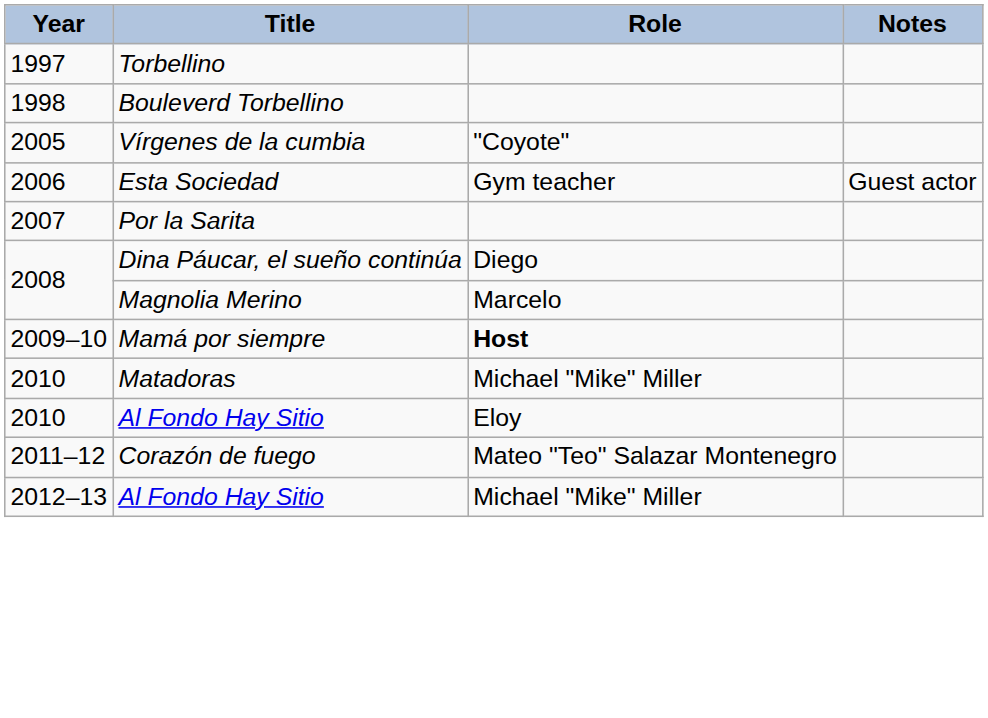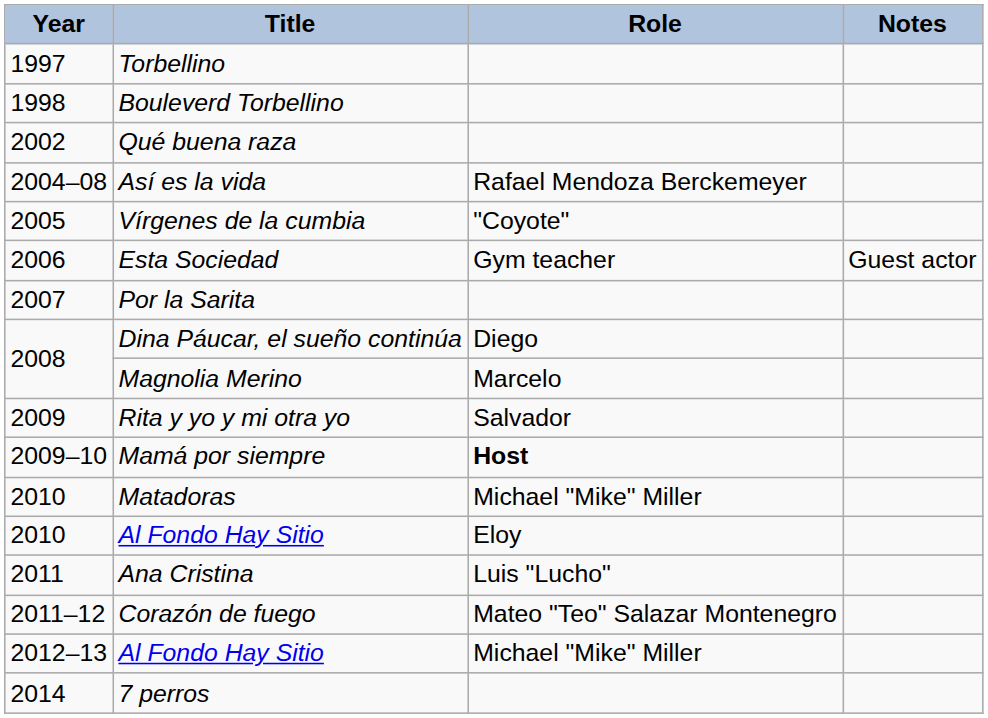+ row: (38, 142)
+ row: (59, 181)
+ row: (38, 417)
+ row: (37, 574)
+ row: (38, 692)
